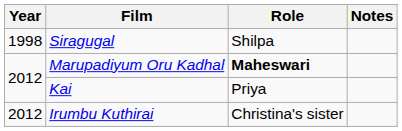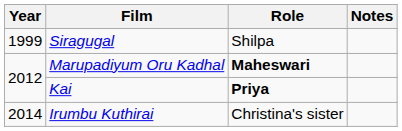(25, 41) 1998 -> (25, 41) 1999
(249, 89) normal -> (250, 89) bold
(25, 114) 2012 -> (25, 114) 2014
